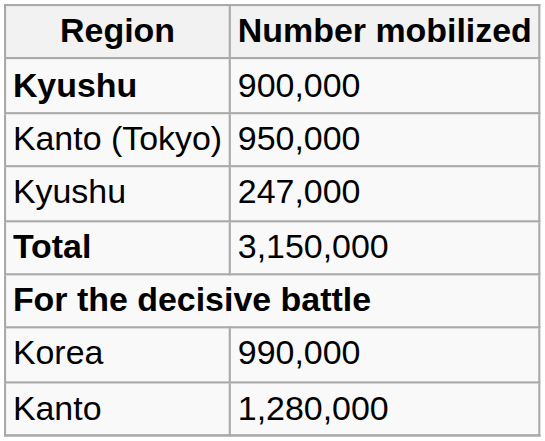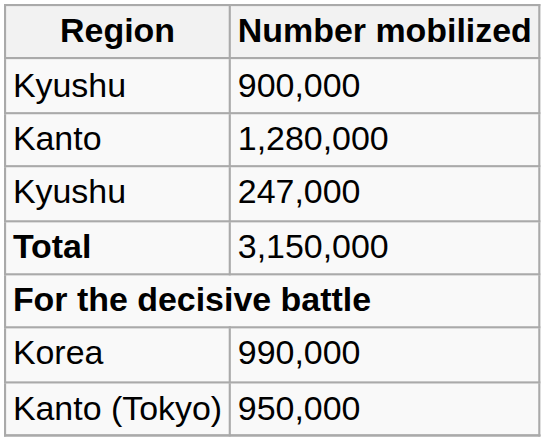(75, 85) bold -> (69, 85) normal
rows swapped: (299, 138) <-> (313, 407)
